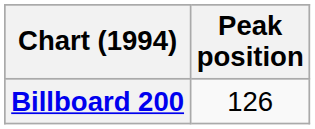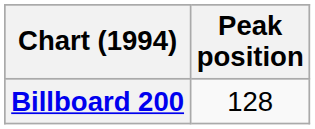(250, 100) 126 -> (250, 100) 128
